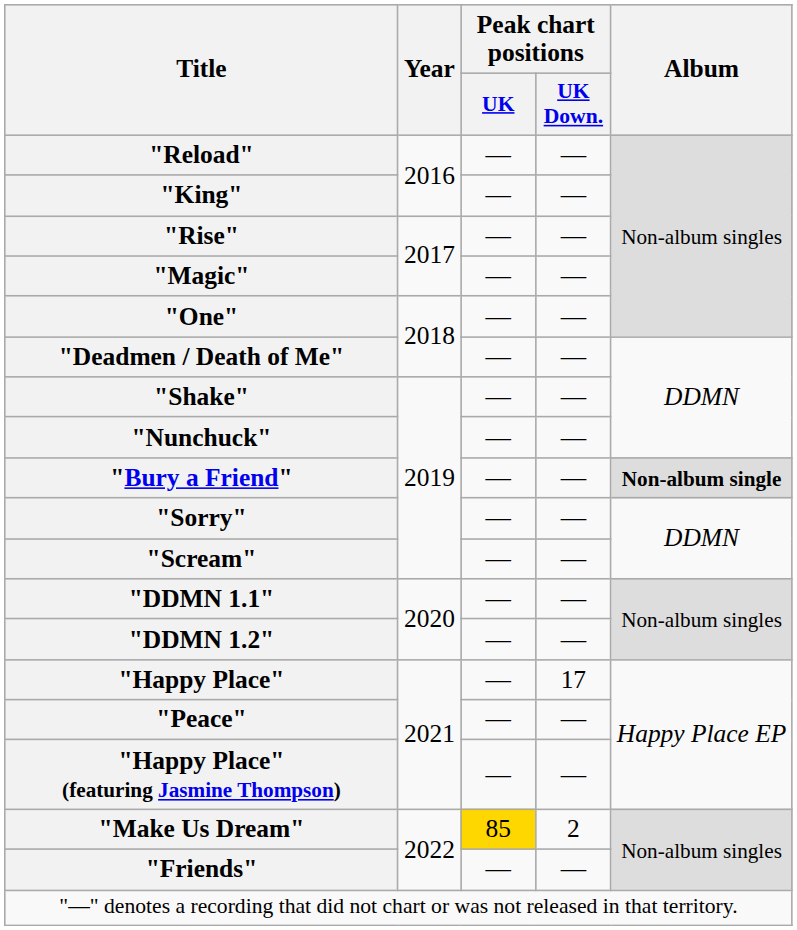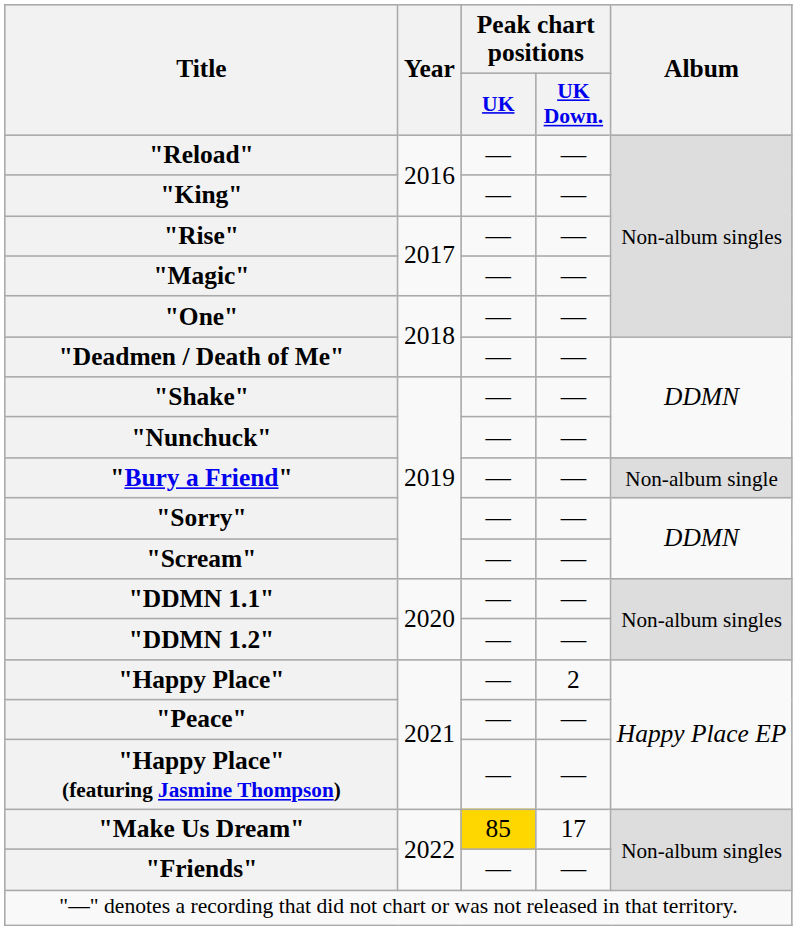(702, 477) bold -> (702, 479) normal
(573, 679) 17 -> (573, 679) 2
(573, 828) 2 -> (573, 828) 17
